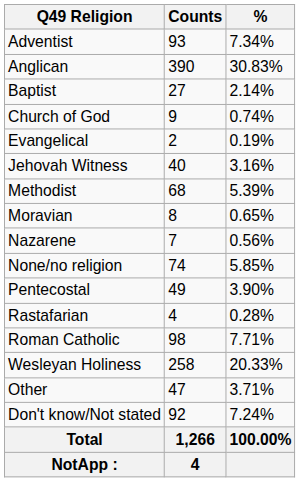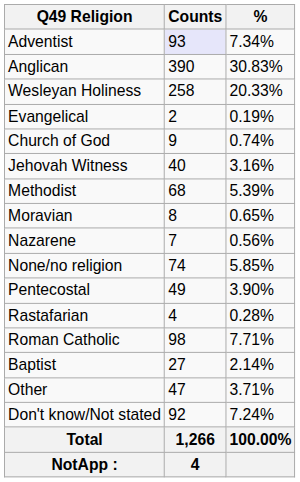(177, 41) no background -> (177, 41) lavender background
rows swapped: (32, 91) <-> (75, 365)
rows swapped: (59, 116) <-> (48, 141)
